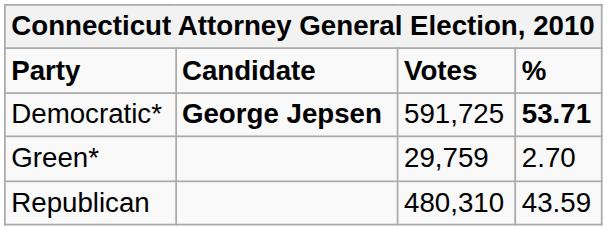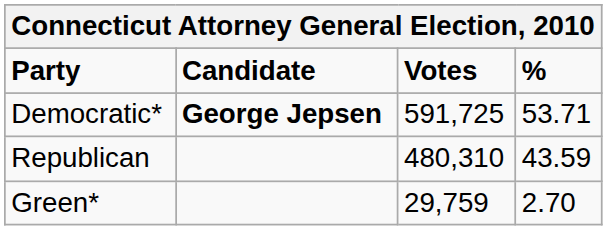(556, 114) bold -> (556, 114) normal
rows swapped: (80, 202) <-> (55, 158)
